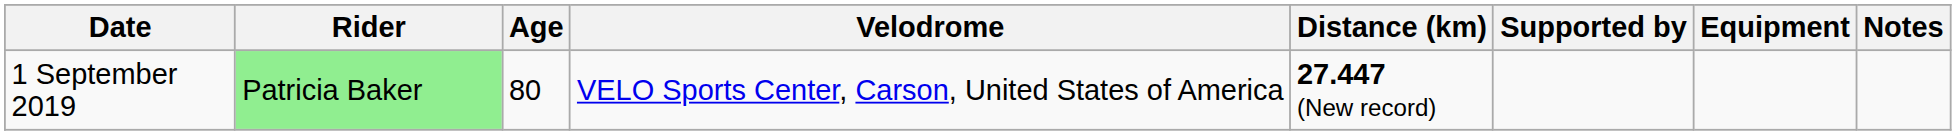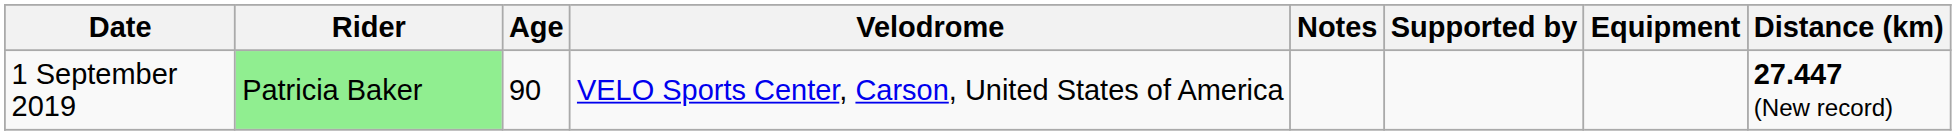columns swapped: (1392, 27) <-> (1903, 27)
(525, 89) 80 -> (525, 89) 90
